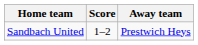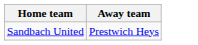- column: (102, 13)
